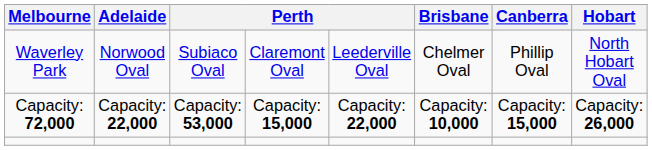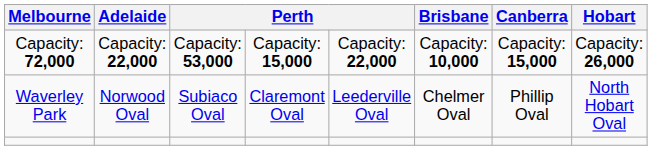rows swapped: (50, 61) <-> (50, 115)
